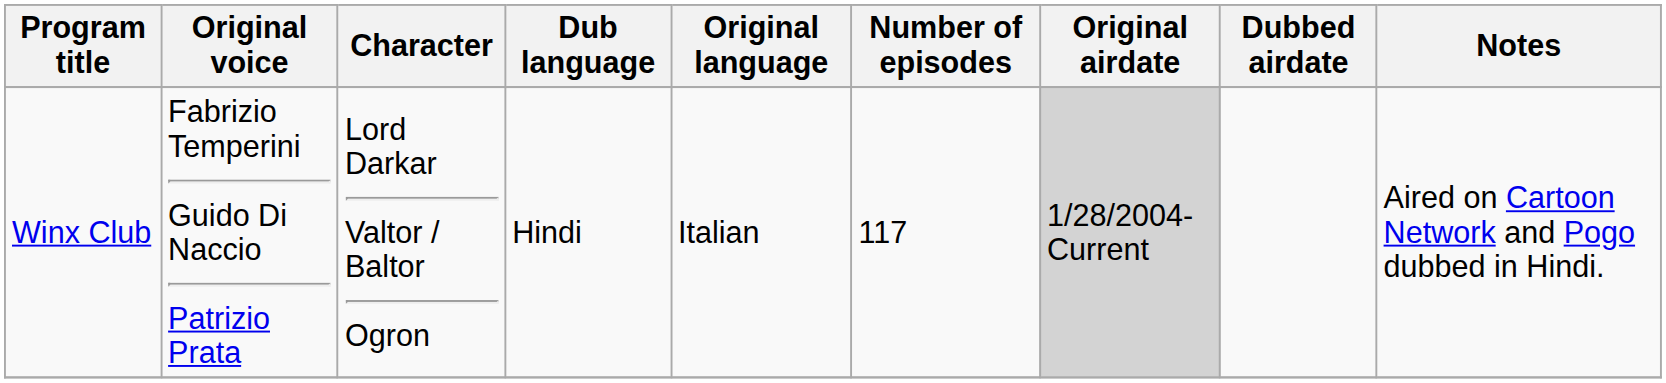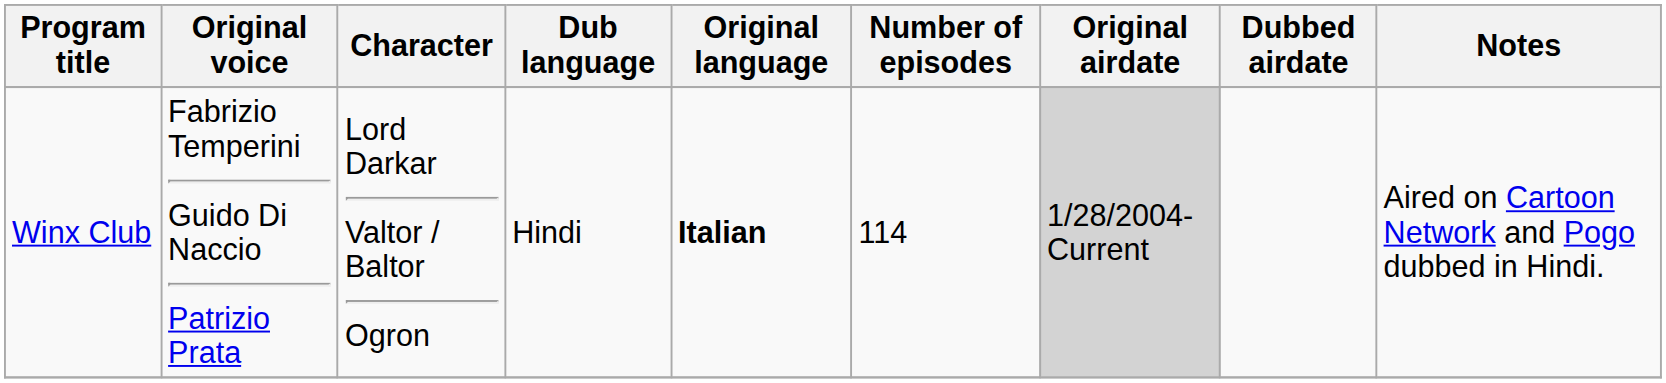(719, 231) normal -> (722, 231) bold
(883, 231) 117 -> (883, 231) 114
